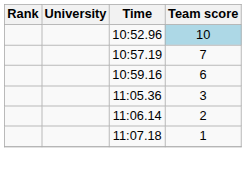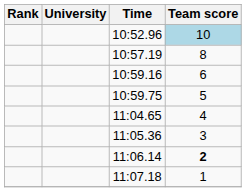(203, 55) 7 -> (203, 55) 8
+ row: (137, 95)
+ row: (137, 116)
(203, 116) normal -> (203, 156) bold
